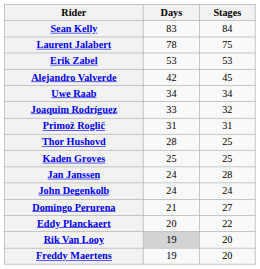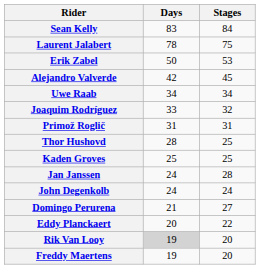(171, 61) 53 -> (171, 61) 50
